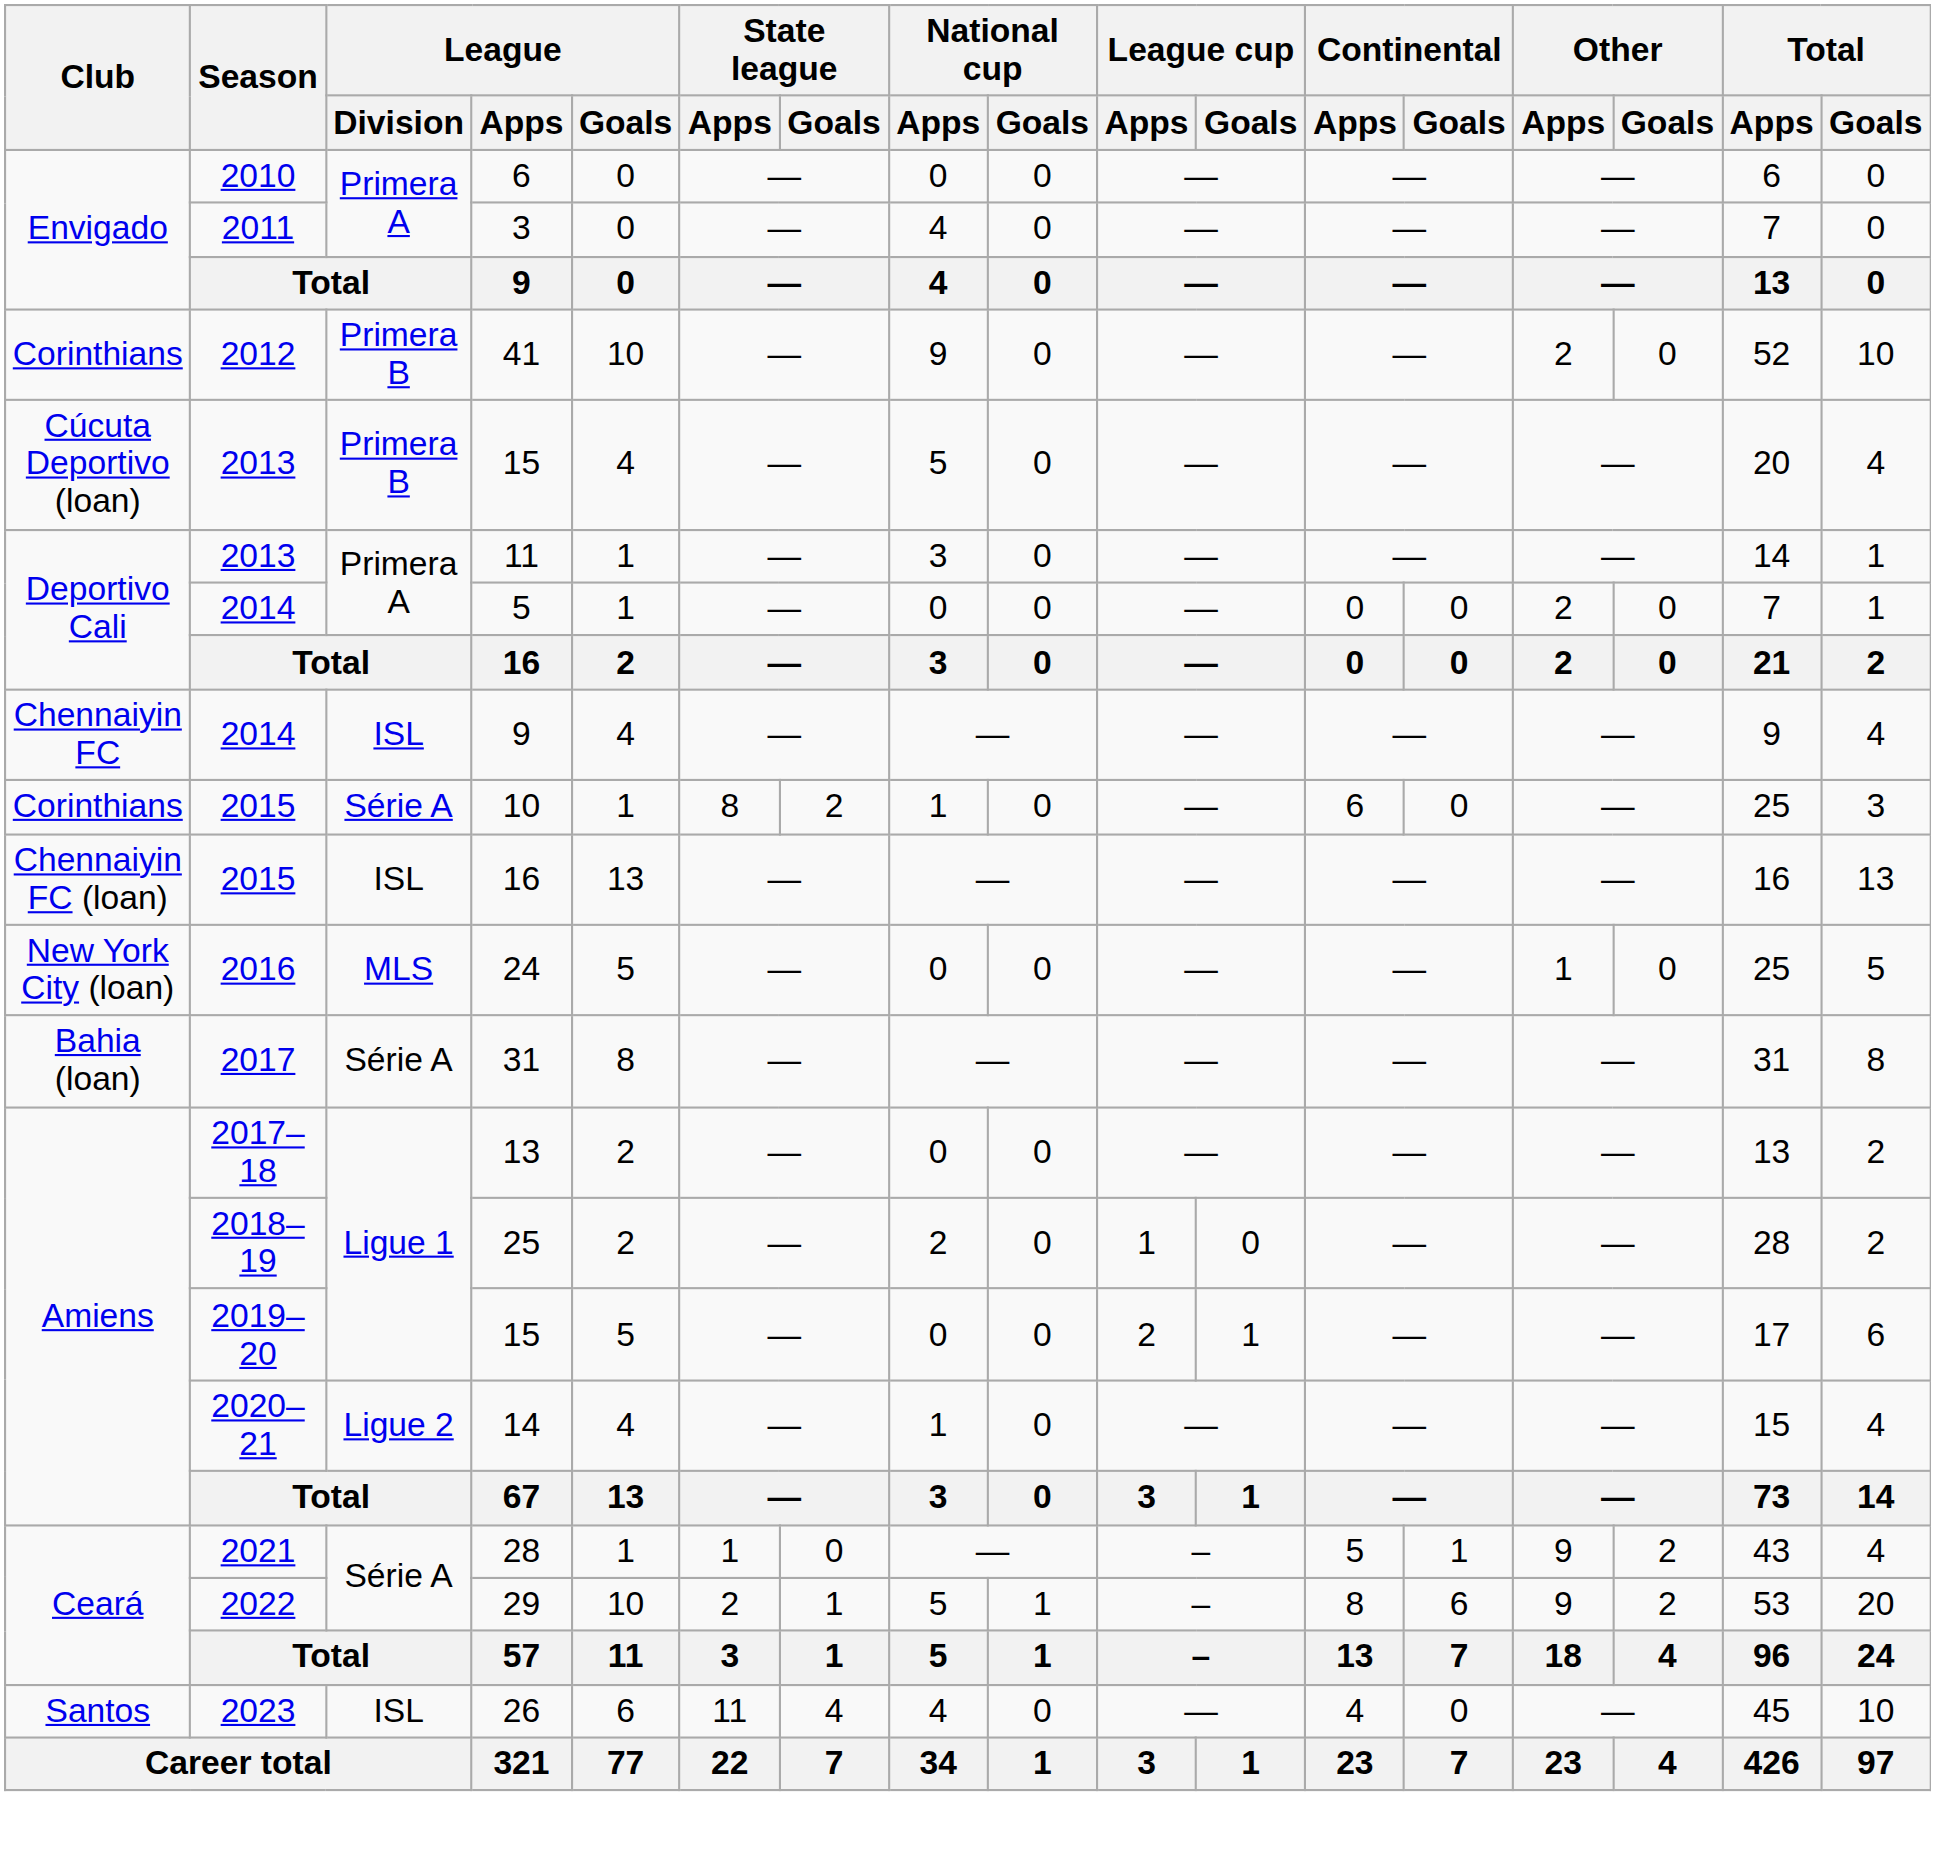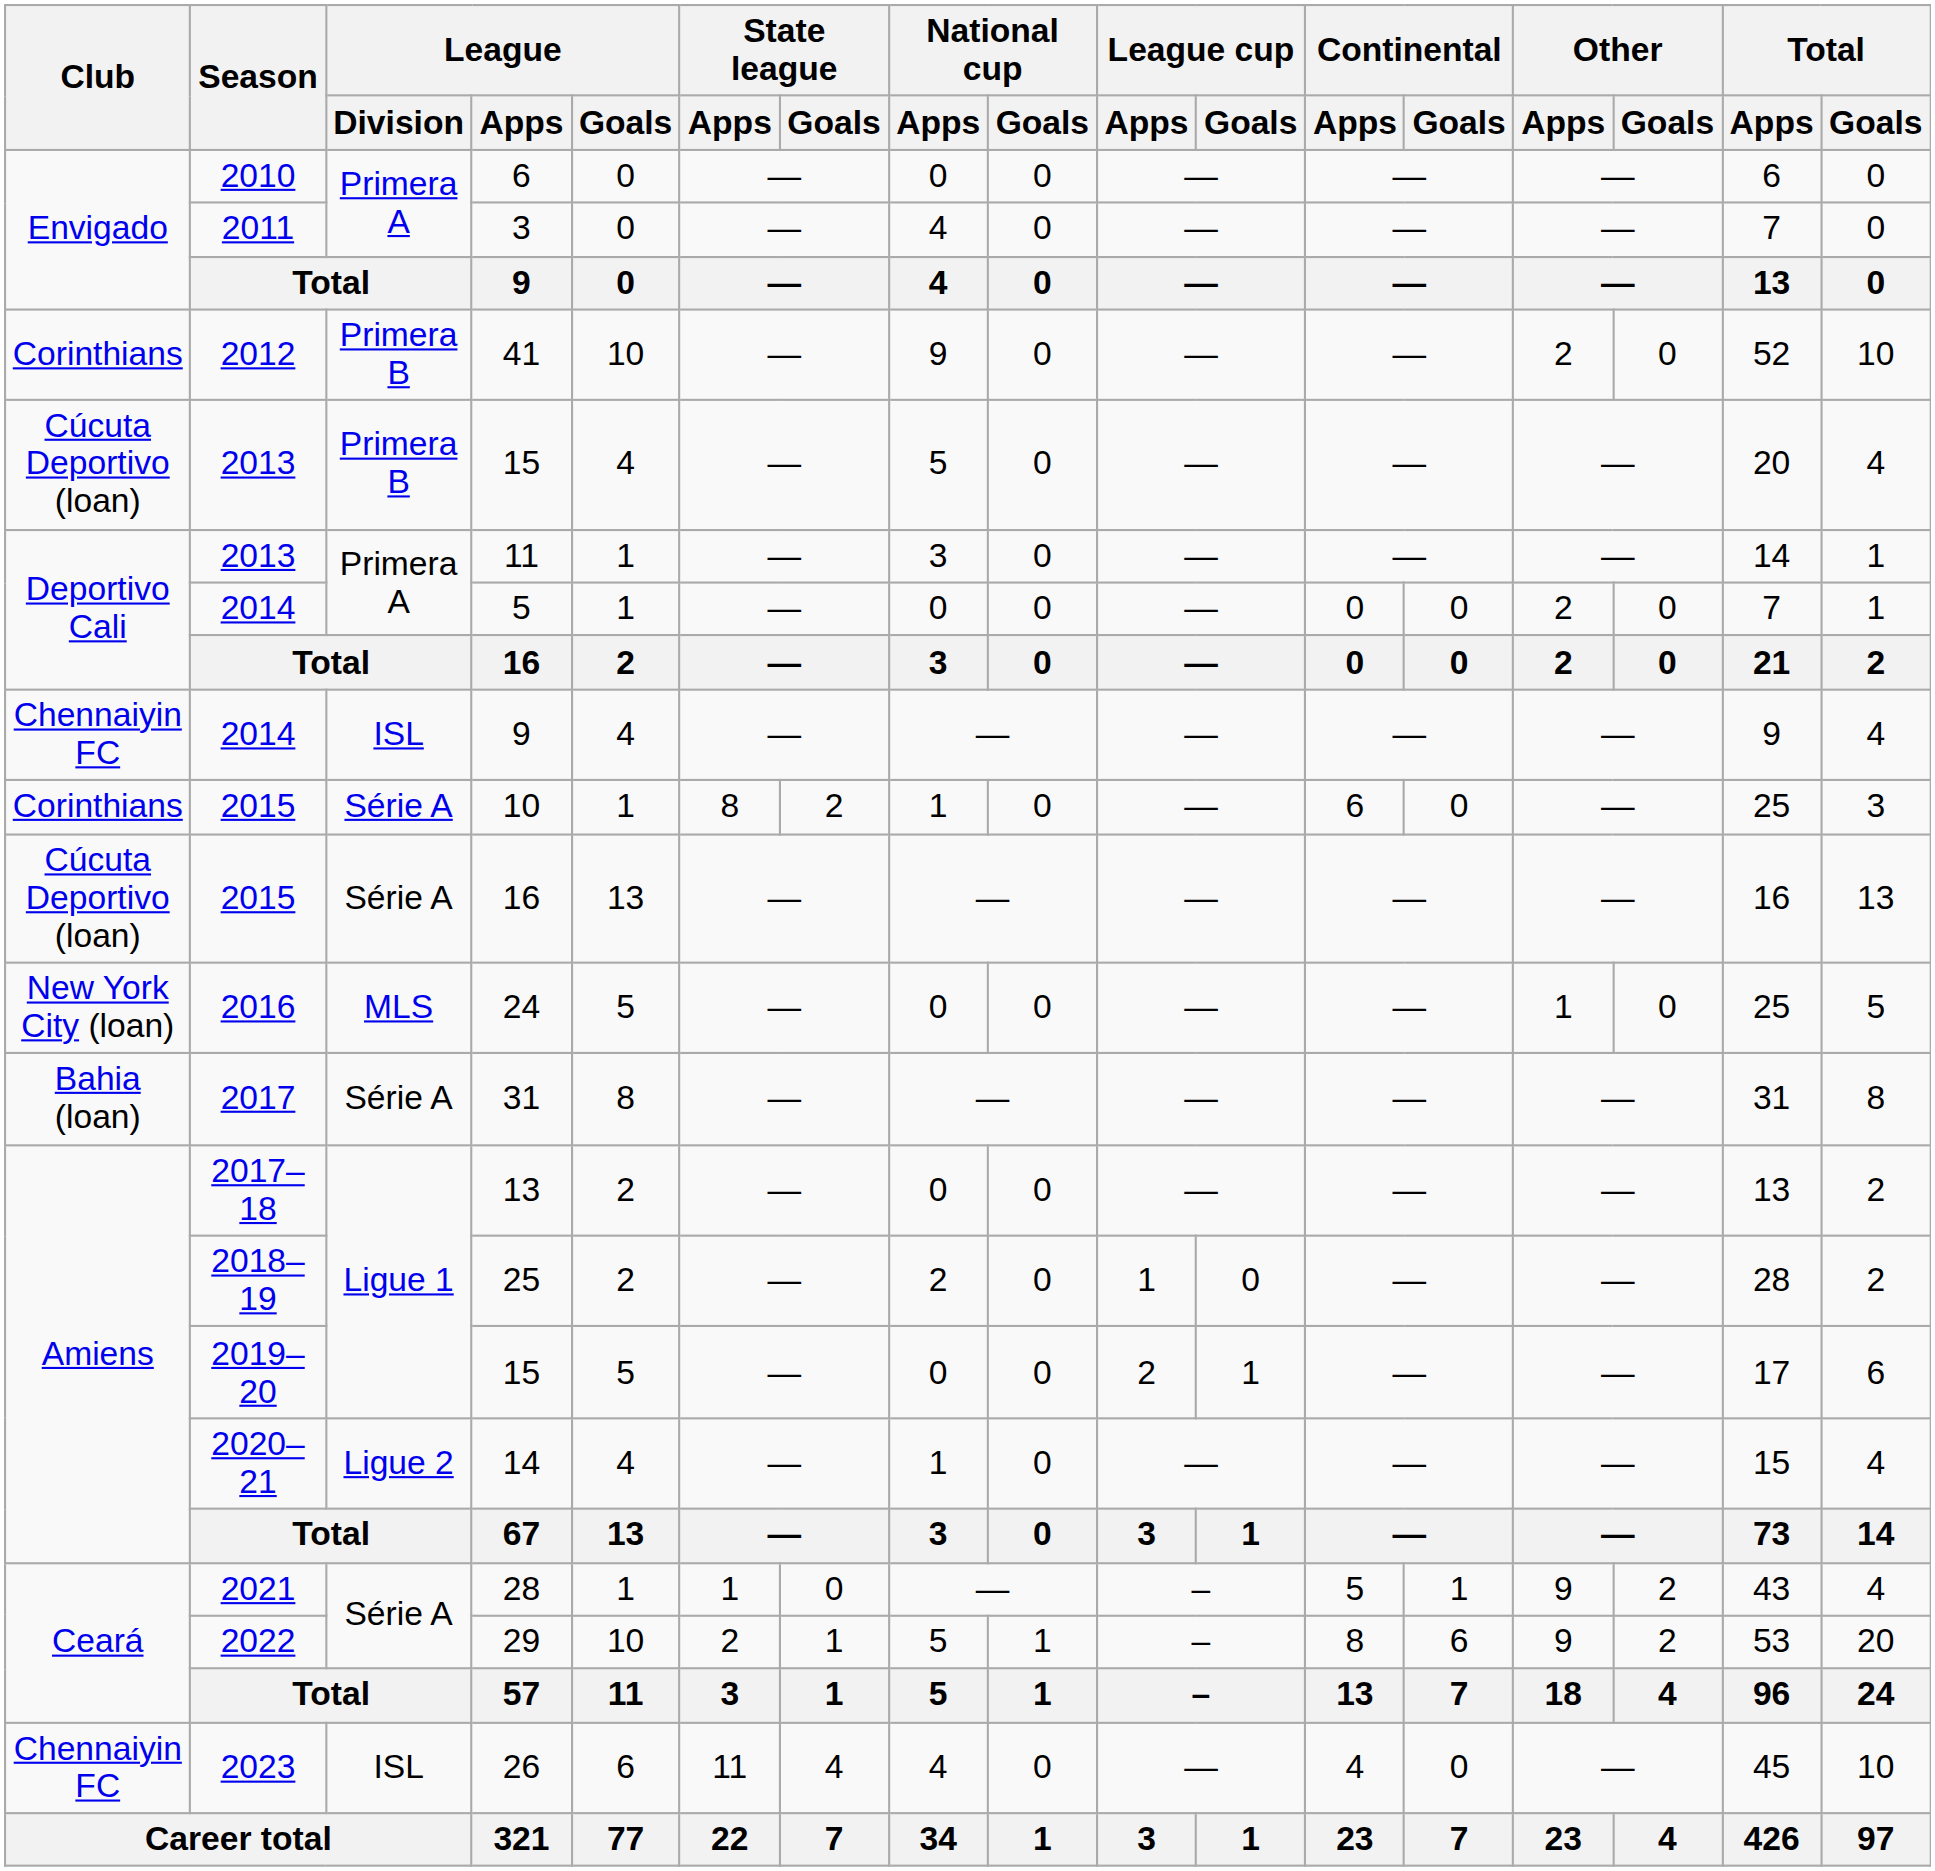(98, 878) Chennaiyin FC (loan) -> (98, 897) Cúcuta Deportivo (loan)
(399, 878) ISL -> (399, 897) Série A
(98, 1710) Santos -> (98, 1767) Chennaiyin FC
